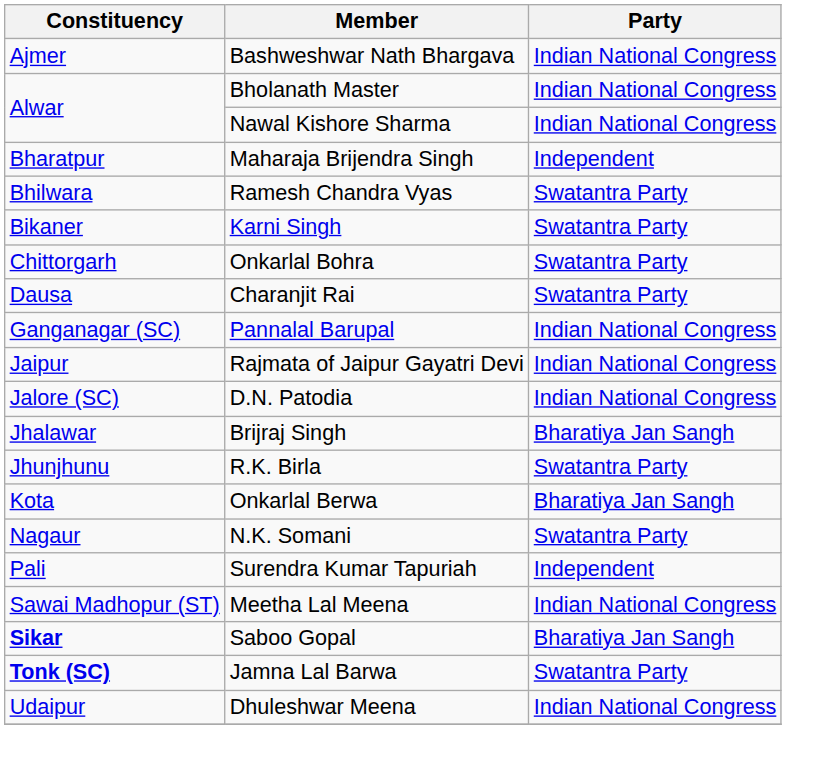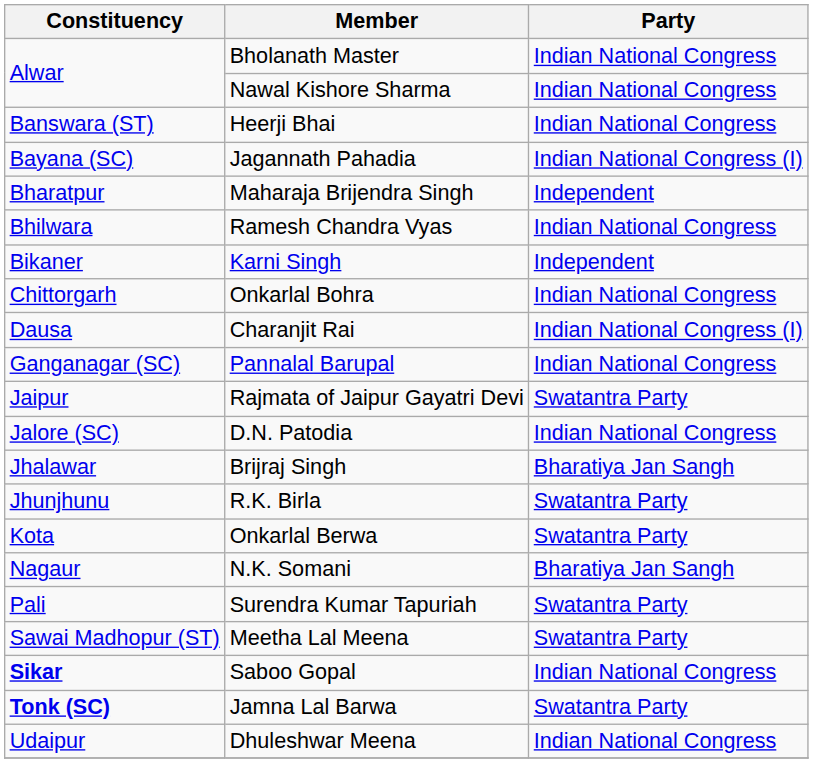- row: (372, 55)
+ row: (283, 124)
+ row: (323, 158)
(611, 192) Swatantra Party -> (655, 227) Indian National Congress
(611, 227) Swatantra Party -> (594, 261) Independent
(611, 261) Swatantra Party -> (655, 295) Indian National Congress
(611, 295) Swatantra Party -> (668, 329) Indian National Congress (I)
(655, 364) Indian National Congress -> (611, 398) Swatantra Party
(634, 501) Bharatiya Jan Sangh -> (611, 535) Swatantra Party
(611, 535) Swatantra Party -> (634, 569) Bharatiya Jan Sangh
(594, 569) Independent -> (611, 603) Swatantra Party
(655, 603) Indian National Congress -> (611, 638) Swatantra Party
(634, 638) Bharatiya Jan Sangh -> (655, 672) Indian National Congress
